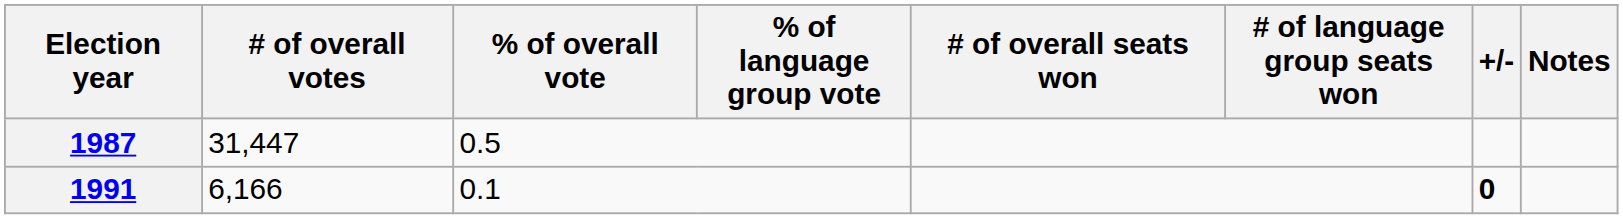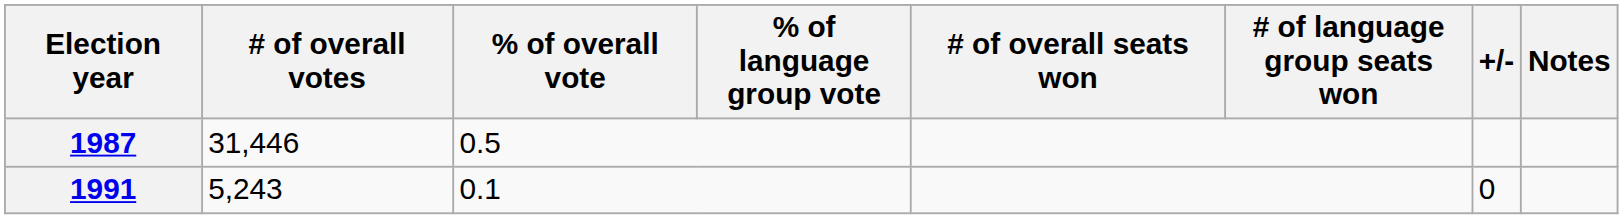(254, 142) 31,447 -> (254, 142) 31,446
(245, 189) 6,166 -> (245, 189) 5,243
(1487, 189) bold -> (1487, 189) normal
